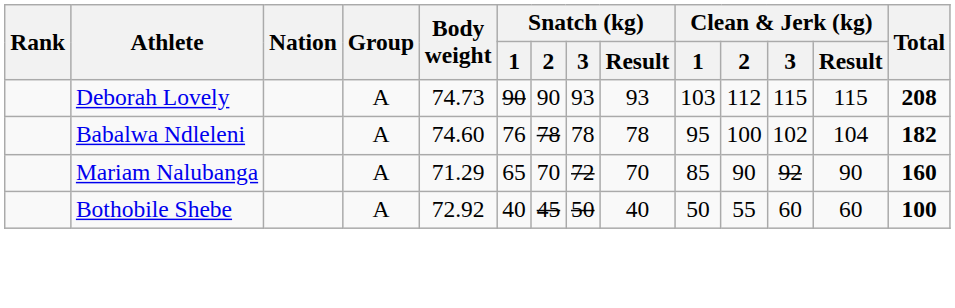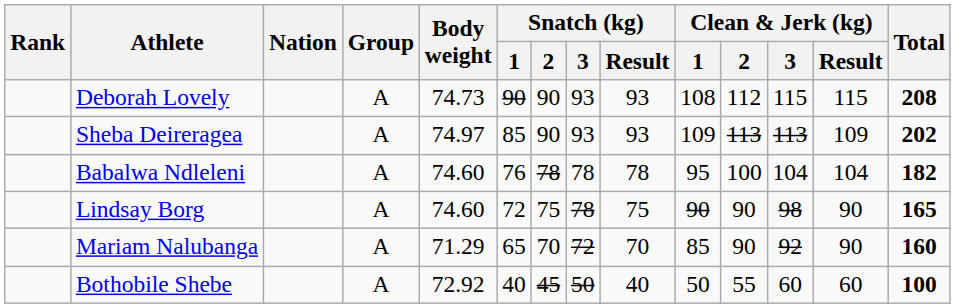(698, 97) 103 -> (698, 97) 108
+ row: (159, 135)
(790, 135) 102 -> (790, 172) 104
+ row: (140, 209)
